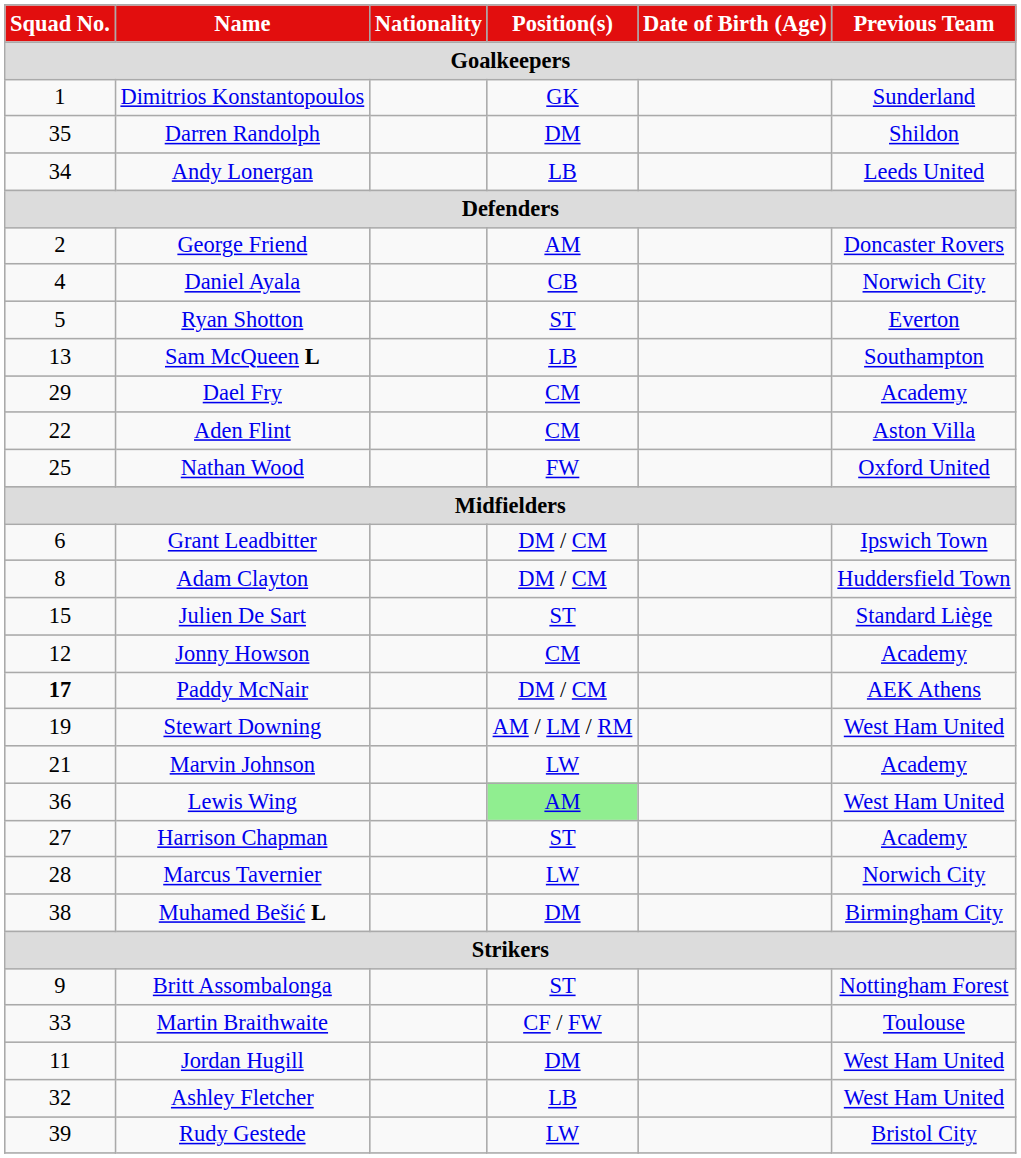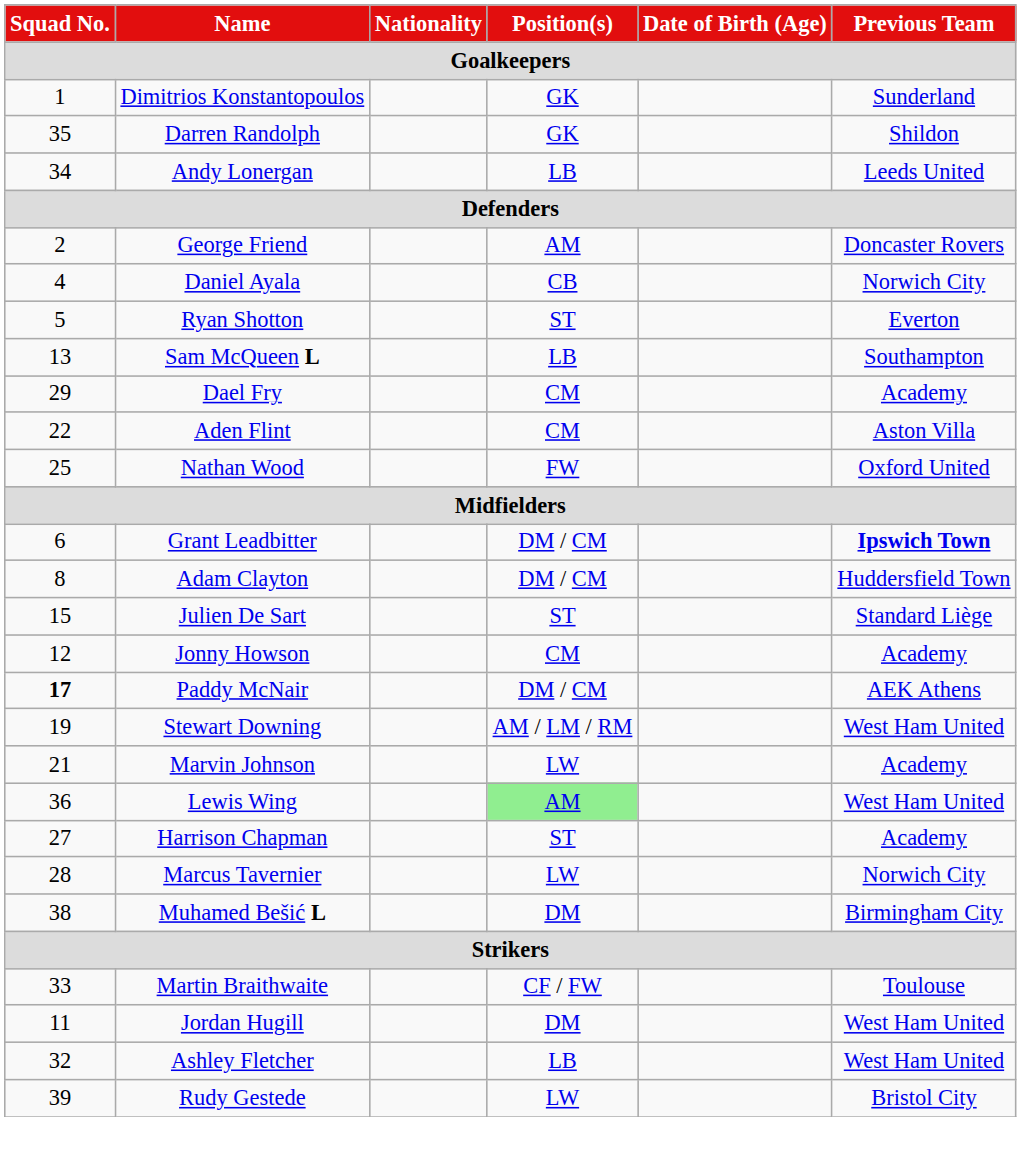(562, 134) DM -> (562, 134) GK
(924, 542) normal -> (924, 542) bold
- row: (242, 986)
